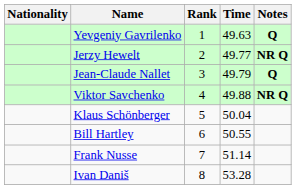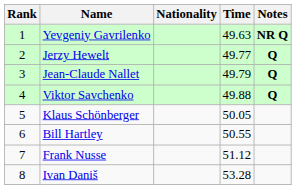columns swapped: (202, 14) <-> (38, 14)
(272, 34) Q -> (272, 34) NR Q
(272, 54) NR Q -> (272, 54) Q
(272, 94) NR Q -> (272, 94) Q
(237, 114) 50.04 -> (237, 114) 50.05
(237, 154) 51.14 -> (237, 154) 51.12
